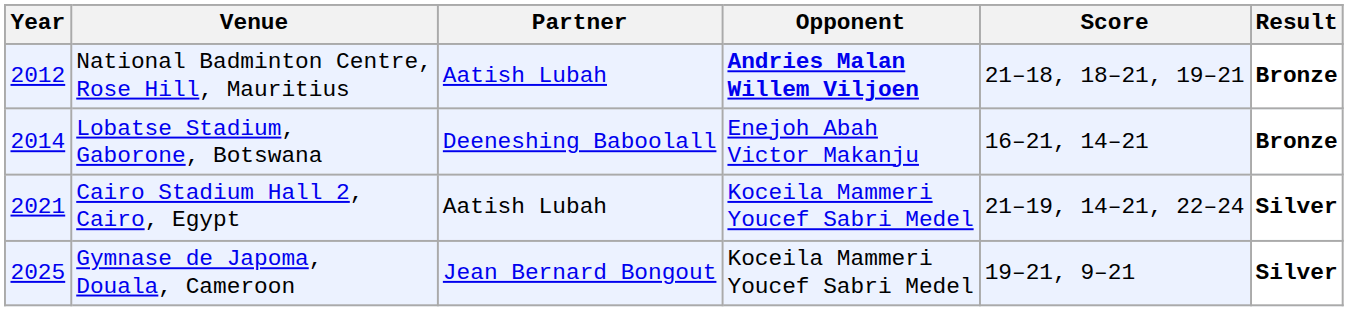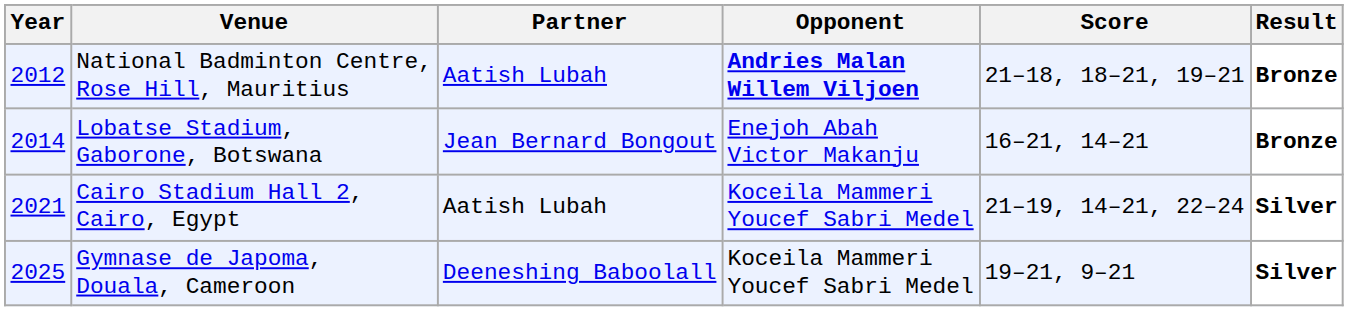(580, 141) Deeneshing Baboolall -> (580, 141) Jean Bernard Bongout
(580, 273) Jean Bernard Bongout -> (580, 273) Deeneshing Baboolall
